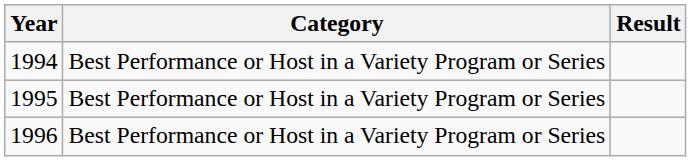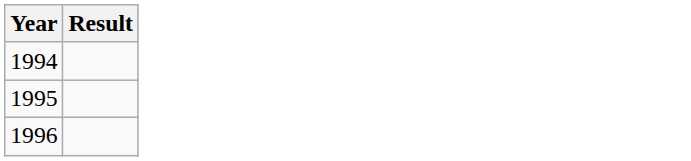- column: (337, 23)
